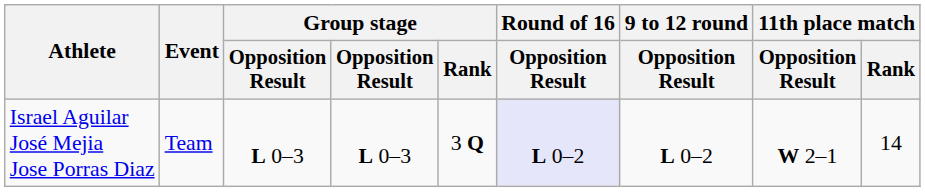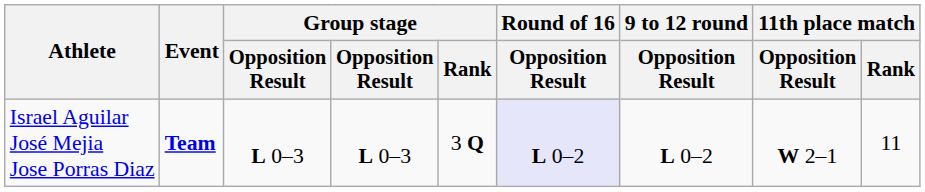(189, 142) normal -> (190, 142) bold
(891, 142) 14 -> (891, 142) 11
